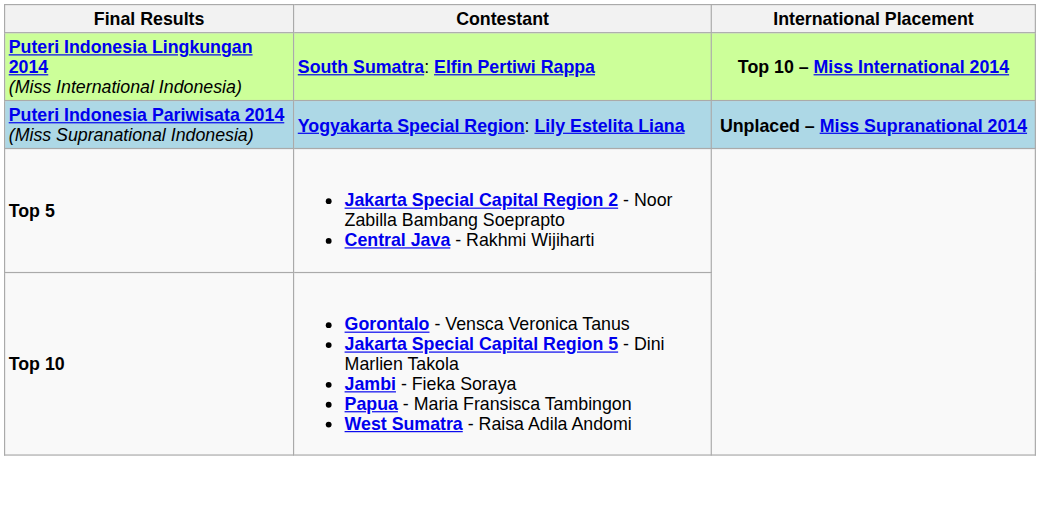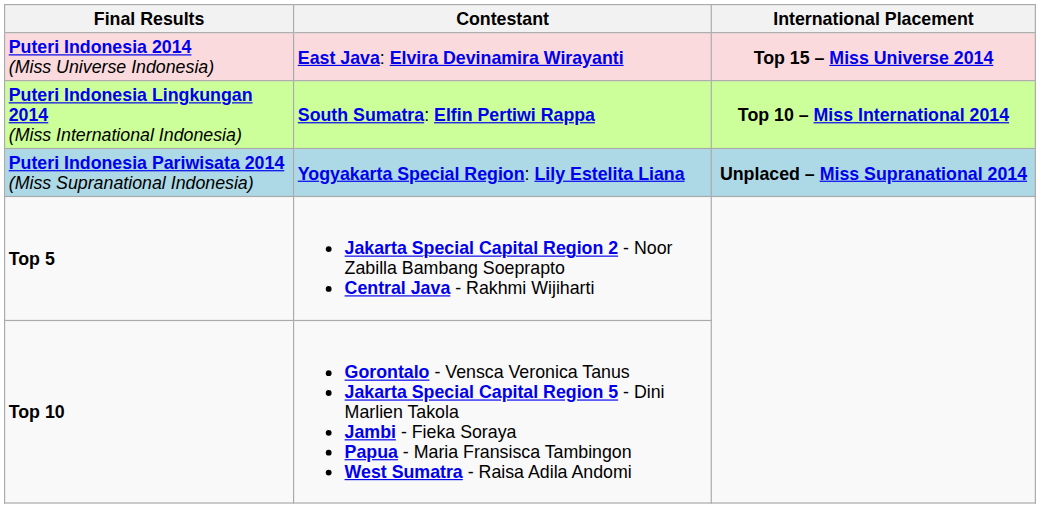+ row: (111, 57)
